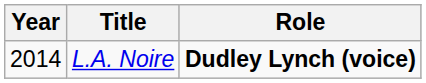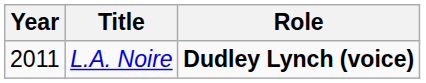(36, 59) 2014 -> (35, 59) 2011
